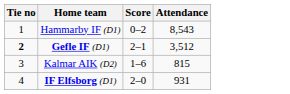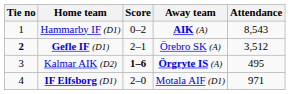+ column: (190, 13)
(138, 64) normal -> (138, 64) bold
(182, 64) 815 -> (256, 64) 495
(182, 81) 931 -> (256, 81) 971
